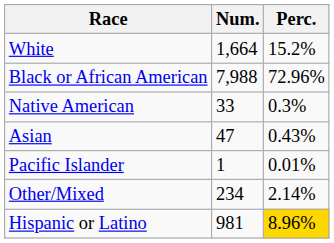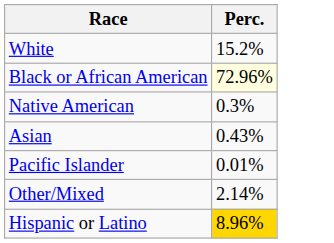- column: (238, 19)
(296, 77) no background -> (244, 77) lightyellow background
